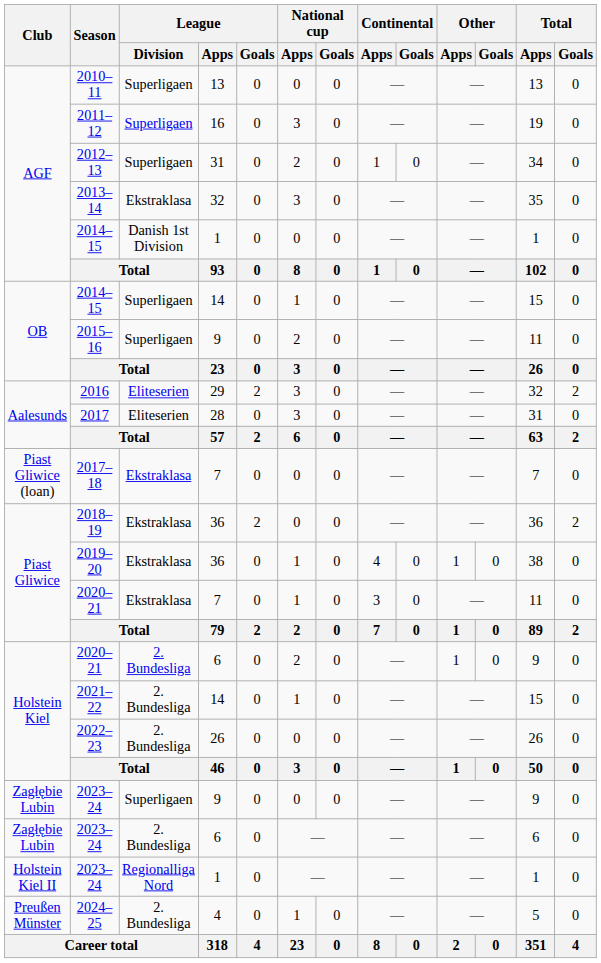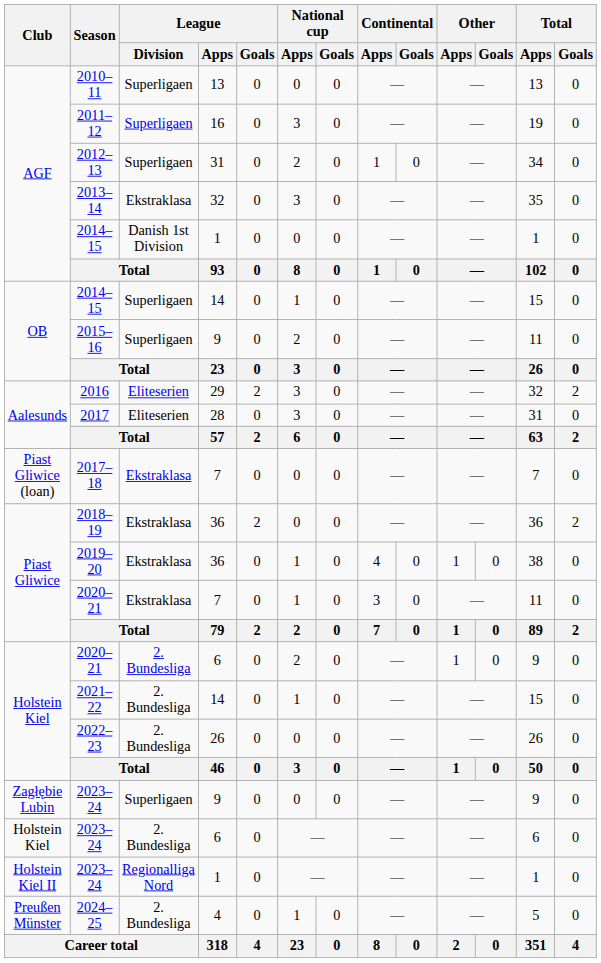(37, 838) Zagłębie Lubin -> (37, 838) Holstein Kiel
